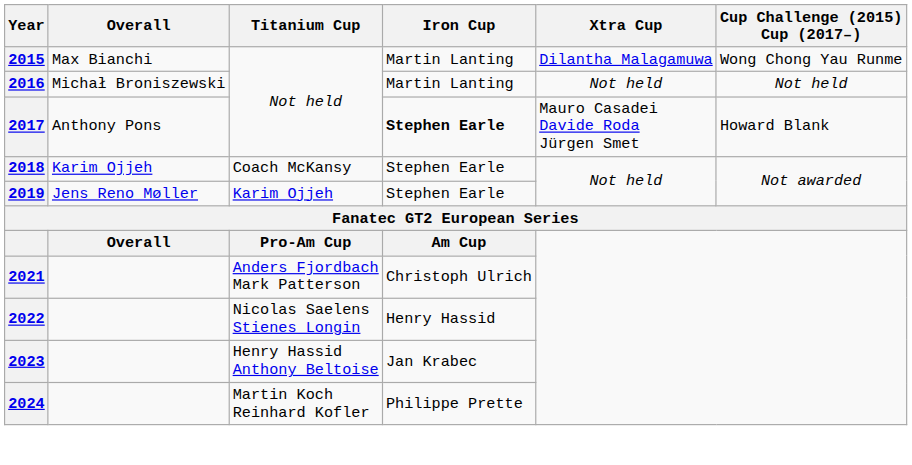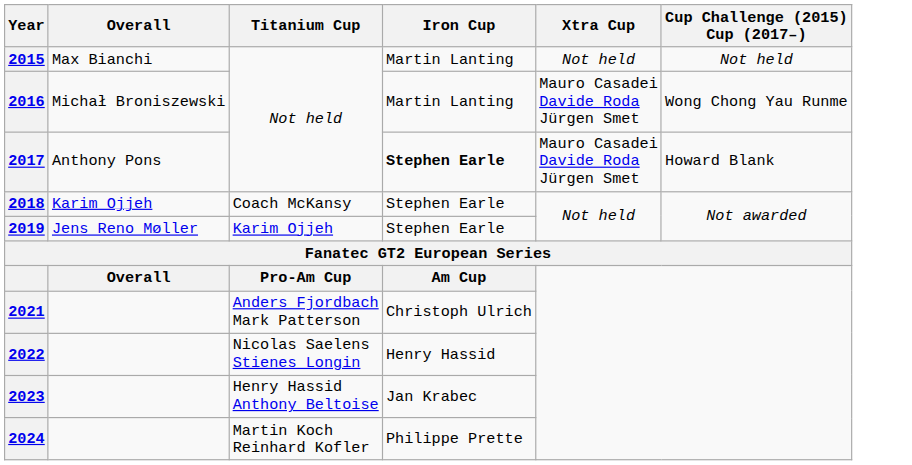(626, 59) Dilantha Malagamuwa -> (599, 59) Not held
(811, 59) Wong Chong Yau Runme -> (756, 59) Not held
(626, 84) Not held -> (599, 102) Mauro Casadei Davide Roda Jürgen Smet
(811, 84) Not held -> (756, 102) Wong Chong Yau Runme
